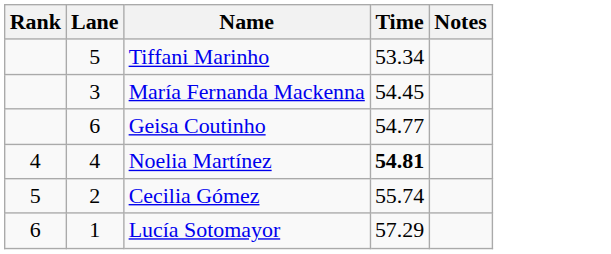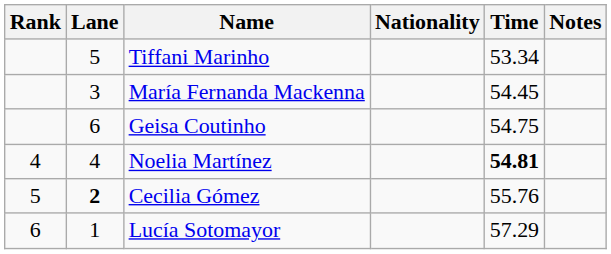+ column: (427, 21)
(400, 126) 54.77 -> (514, 126) 54.75
(95, 195) normal -> (95, 195) bold
(400, 195) 55.74 -> (514, 195) 55.76
